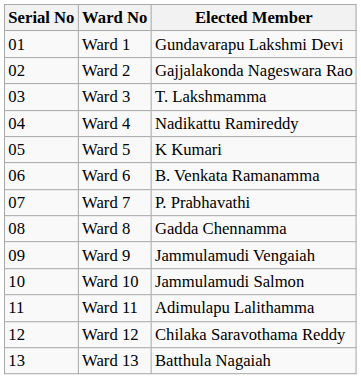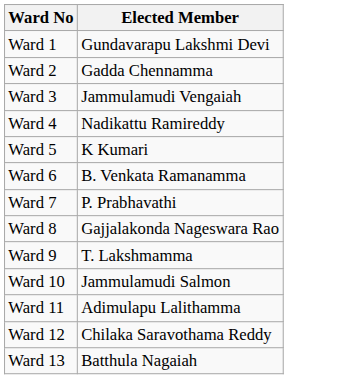- column: (41, 17)
(254, 70) Gajjalakonda Nageswara Rao -> (147, 70) Gadda Chennamma
(211, 96) T. Lakshmamma -> (161, 96) Jammulamudi Vengaiah
(221, 228) Gadda Chennamma -> (180, 228) Gajjalakonda Nageswara Rao
(235, 255) Jammulamudi Vengaiah -> (137, 255) T. Lakshmamma
